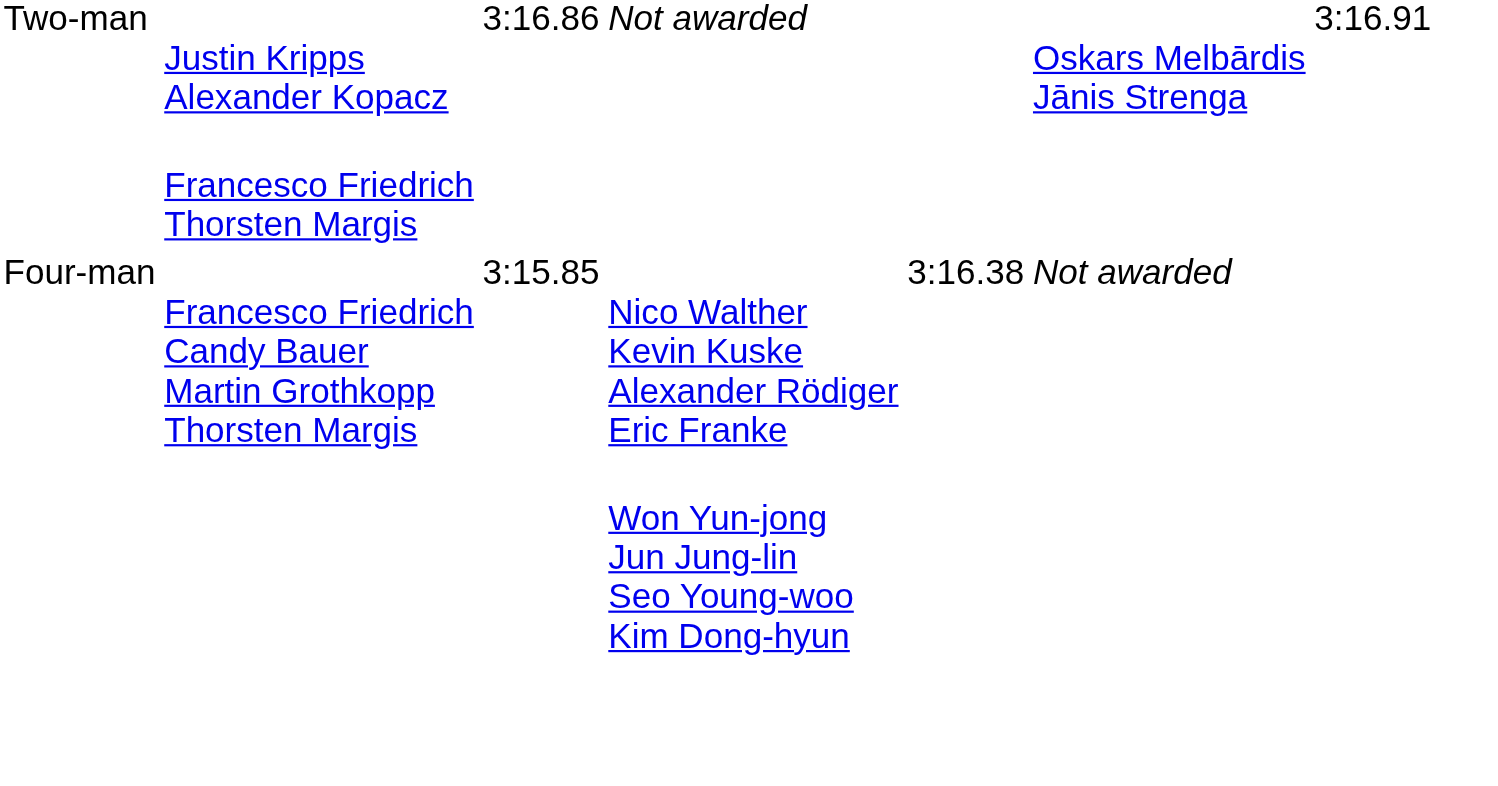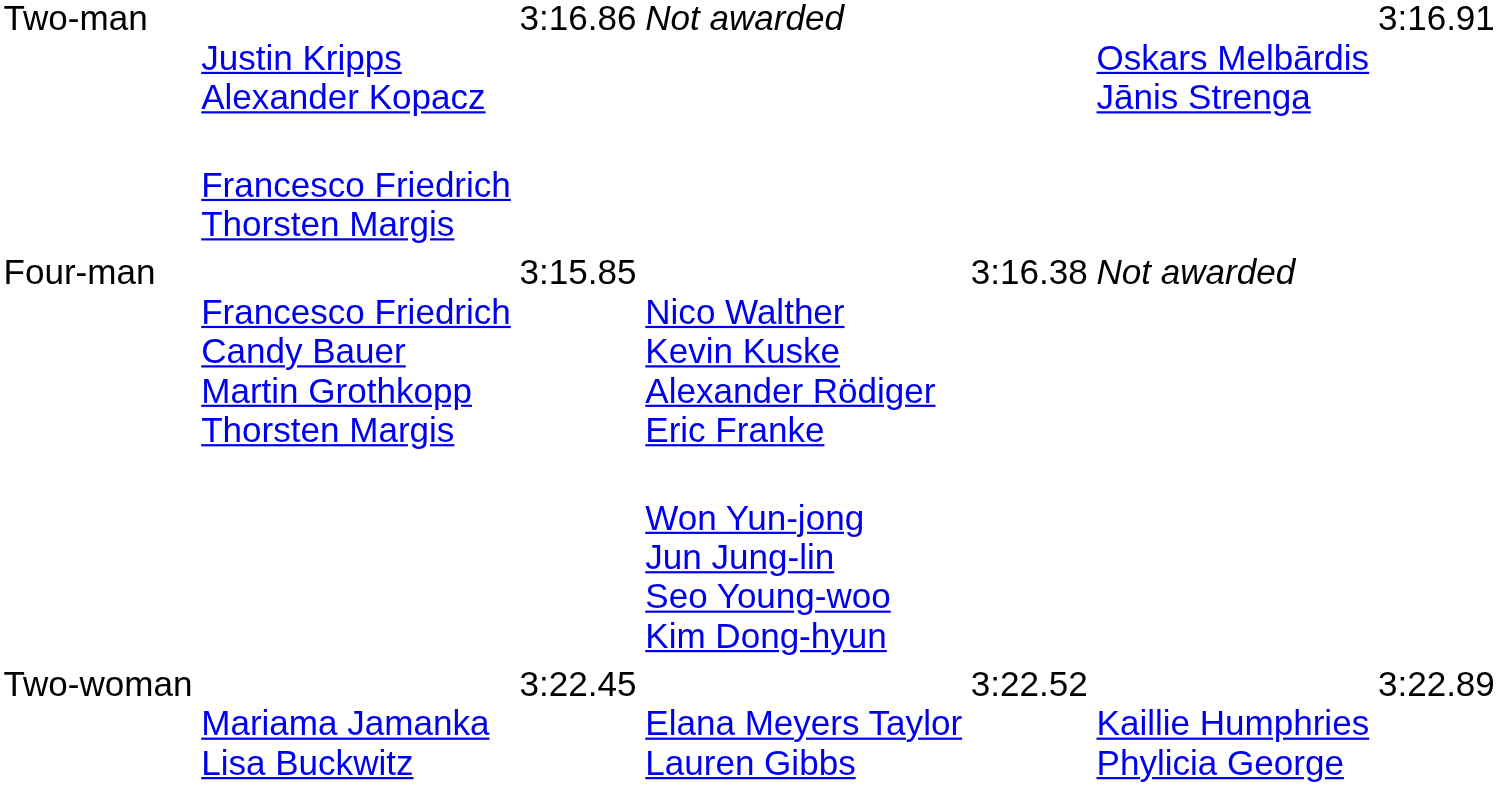+ row: (98, 684)
